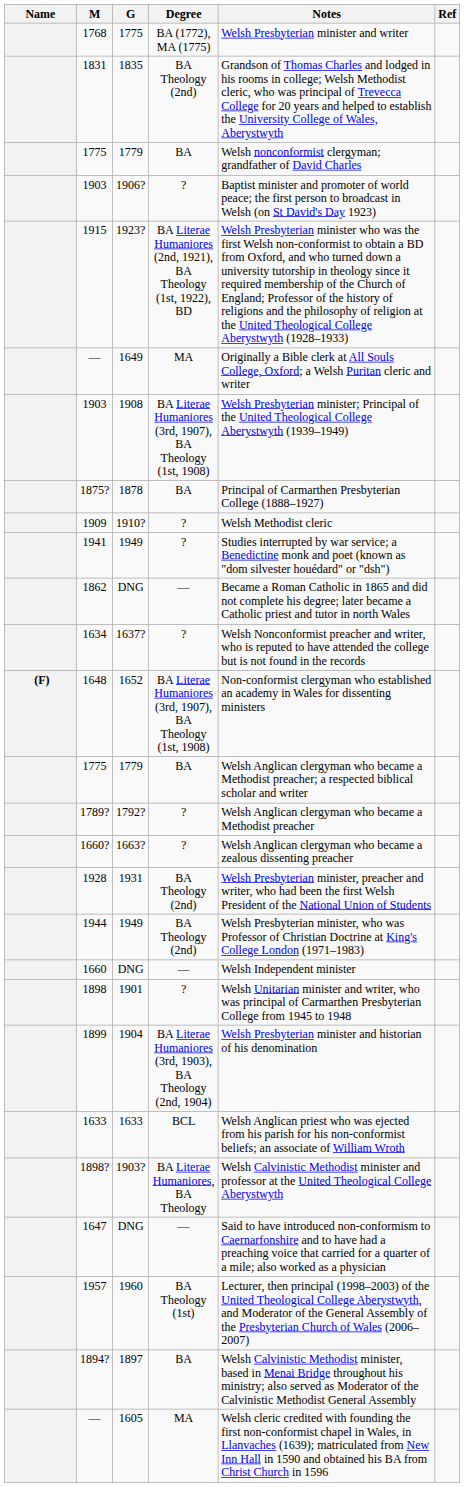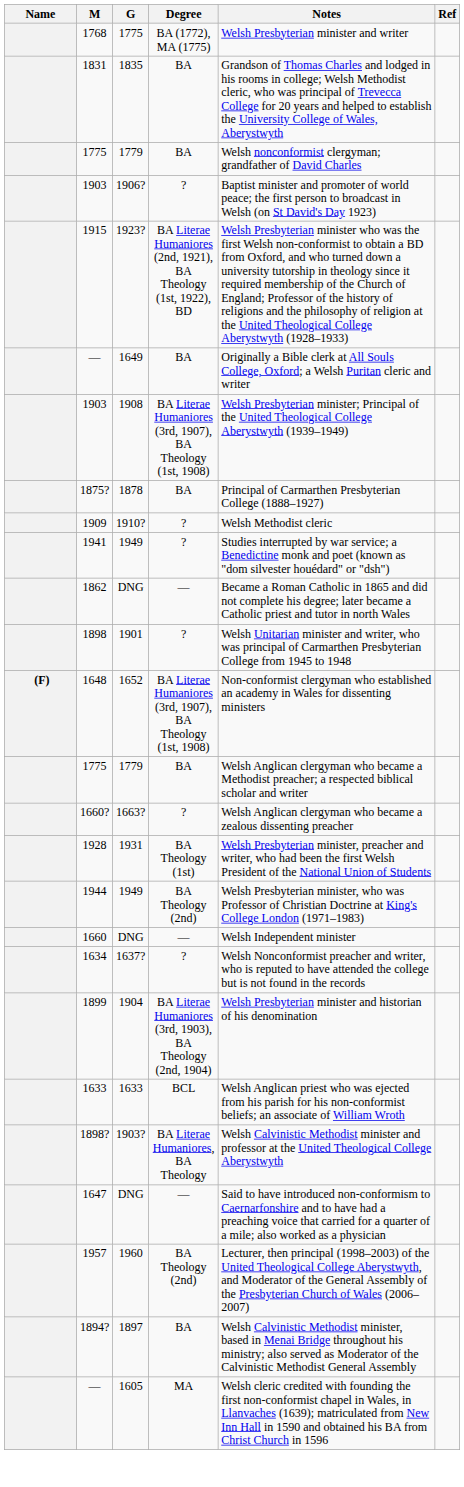(184, 79) BA Theology (2nd) -> (184, 65) BA
(184, 357) MA -> (184, 357) BA
rows swapped: (95, 988) <-> (95, 633)
- row: (95, 812)
(184, 891) BA Theology (2nd) -> (184, 858) BA Theology (1st)
(184, 1299) BA Theology (1st) -> (184, 1267) BA Theology (2nd)
